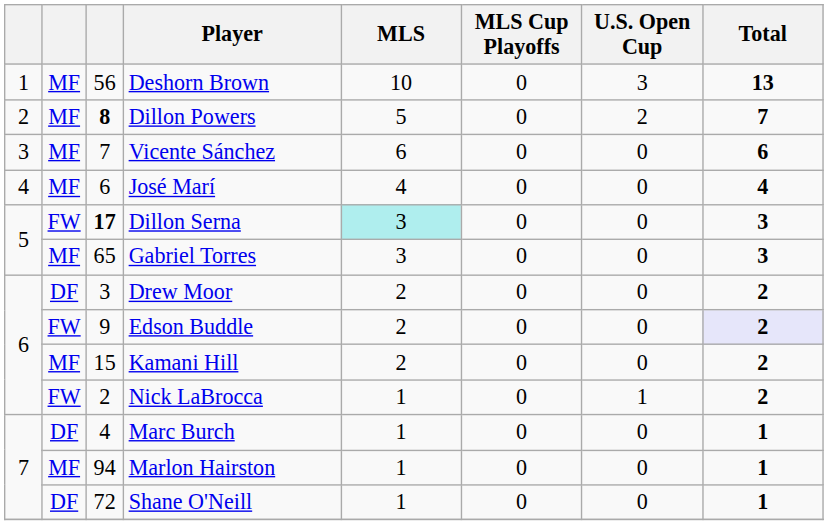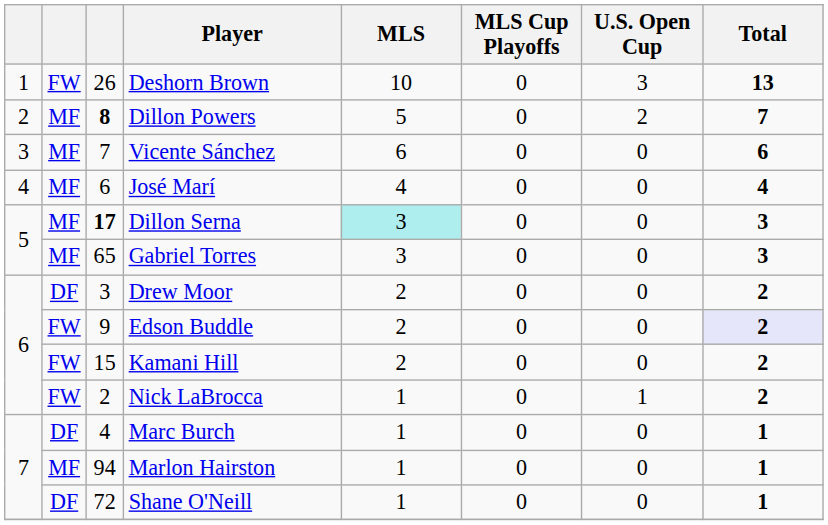(64, 81) MF -> (64, 81) FW
(105, 81) 56 -> (105, 81) 26
(64, 221) FW -> (64, 221) MF
(64, 362) MF -> (64, 362) FW
